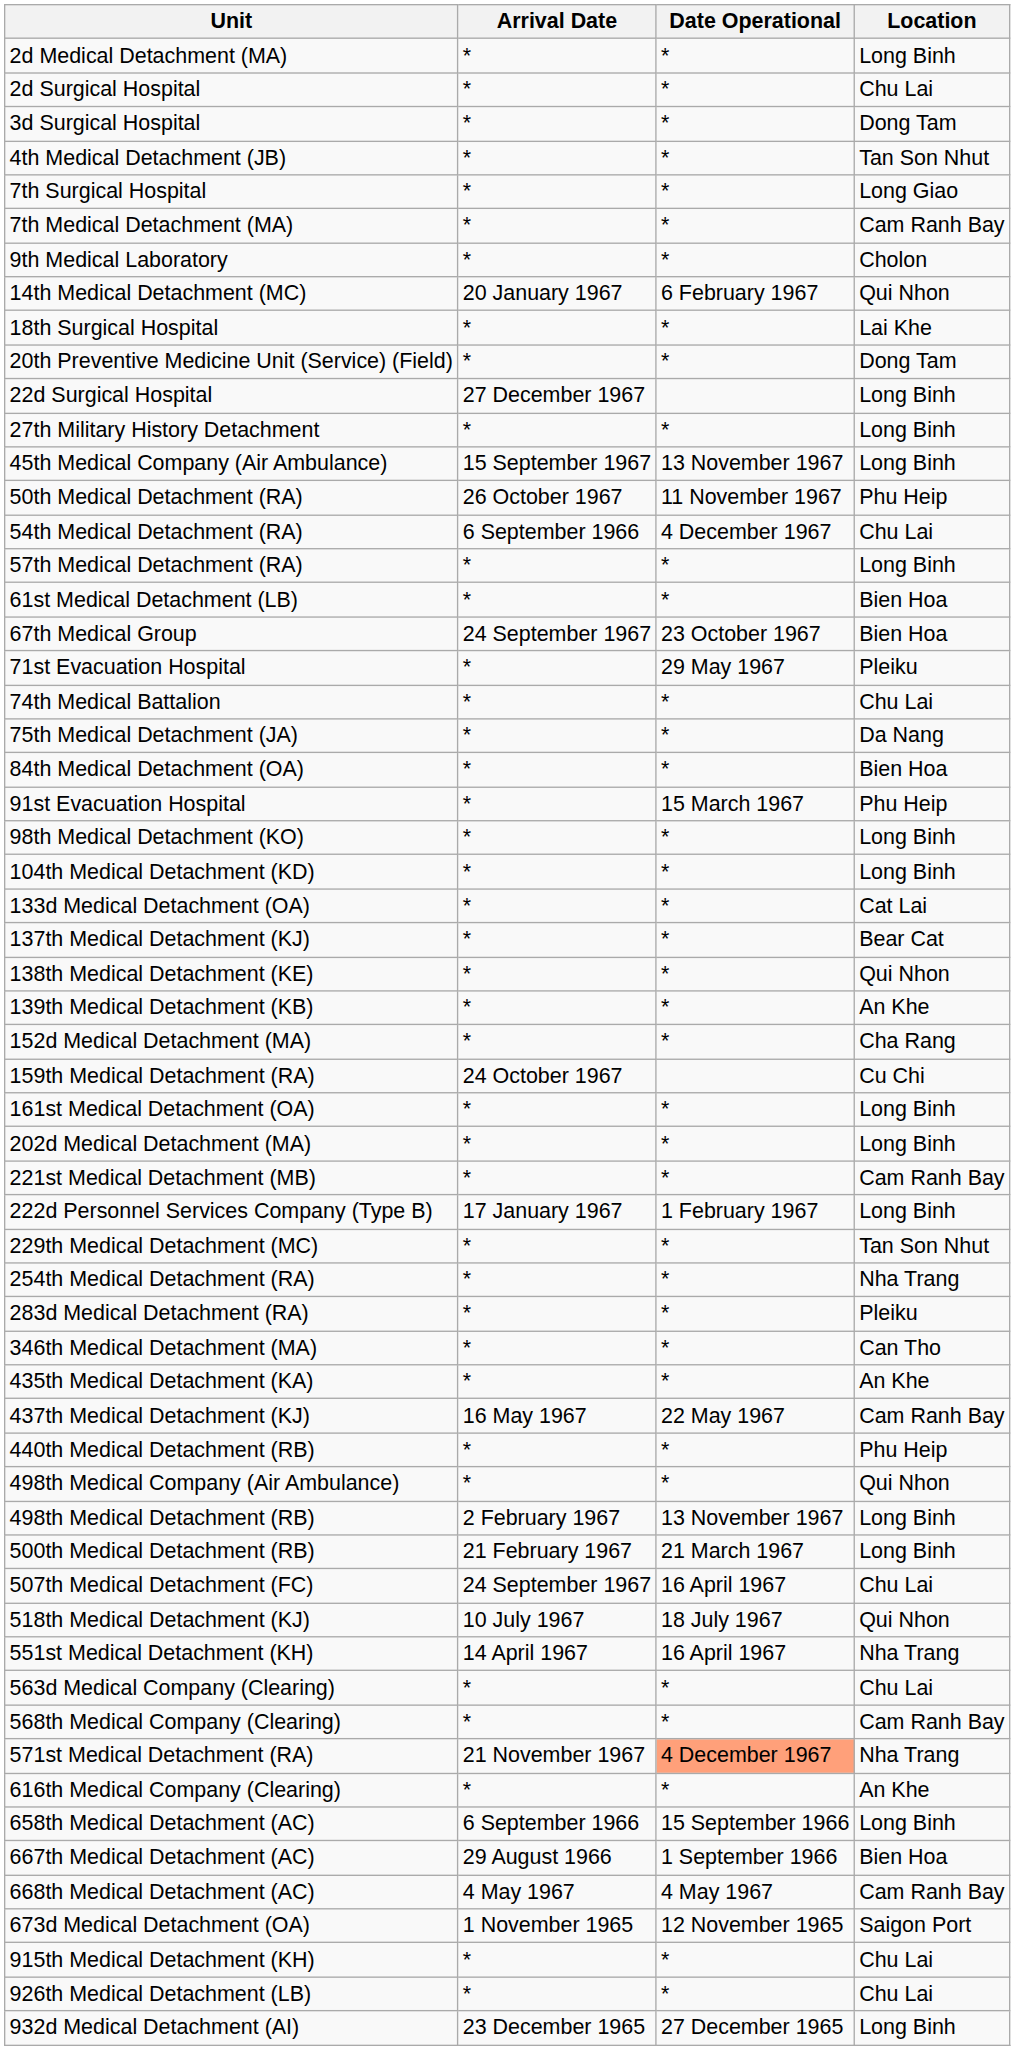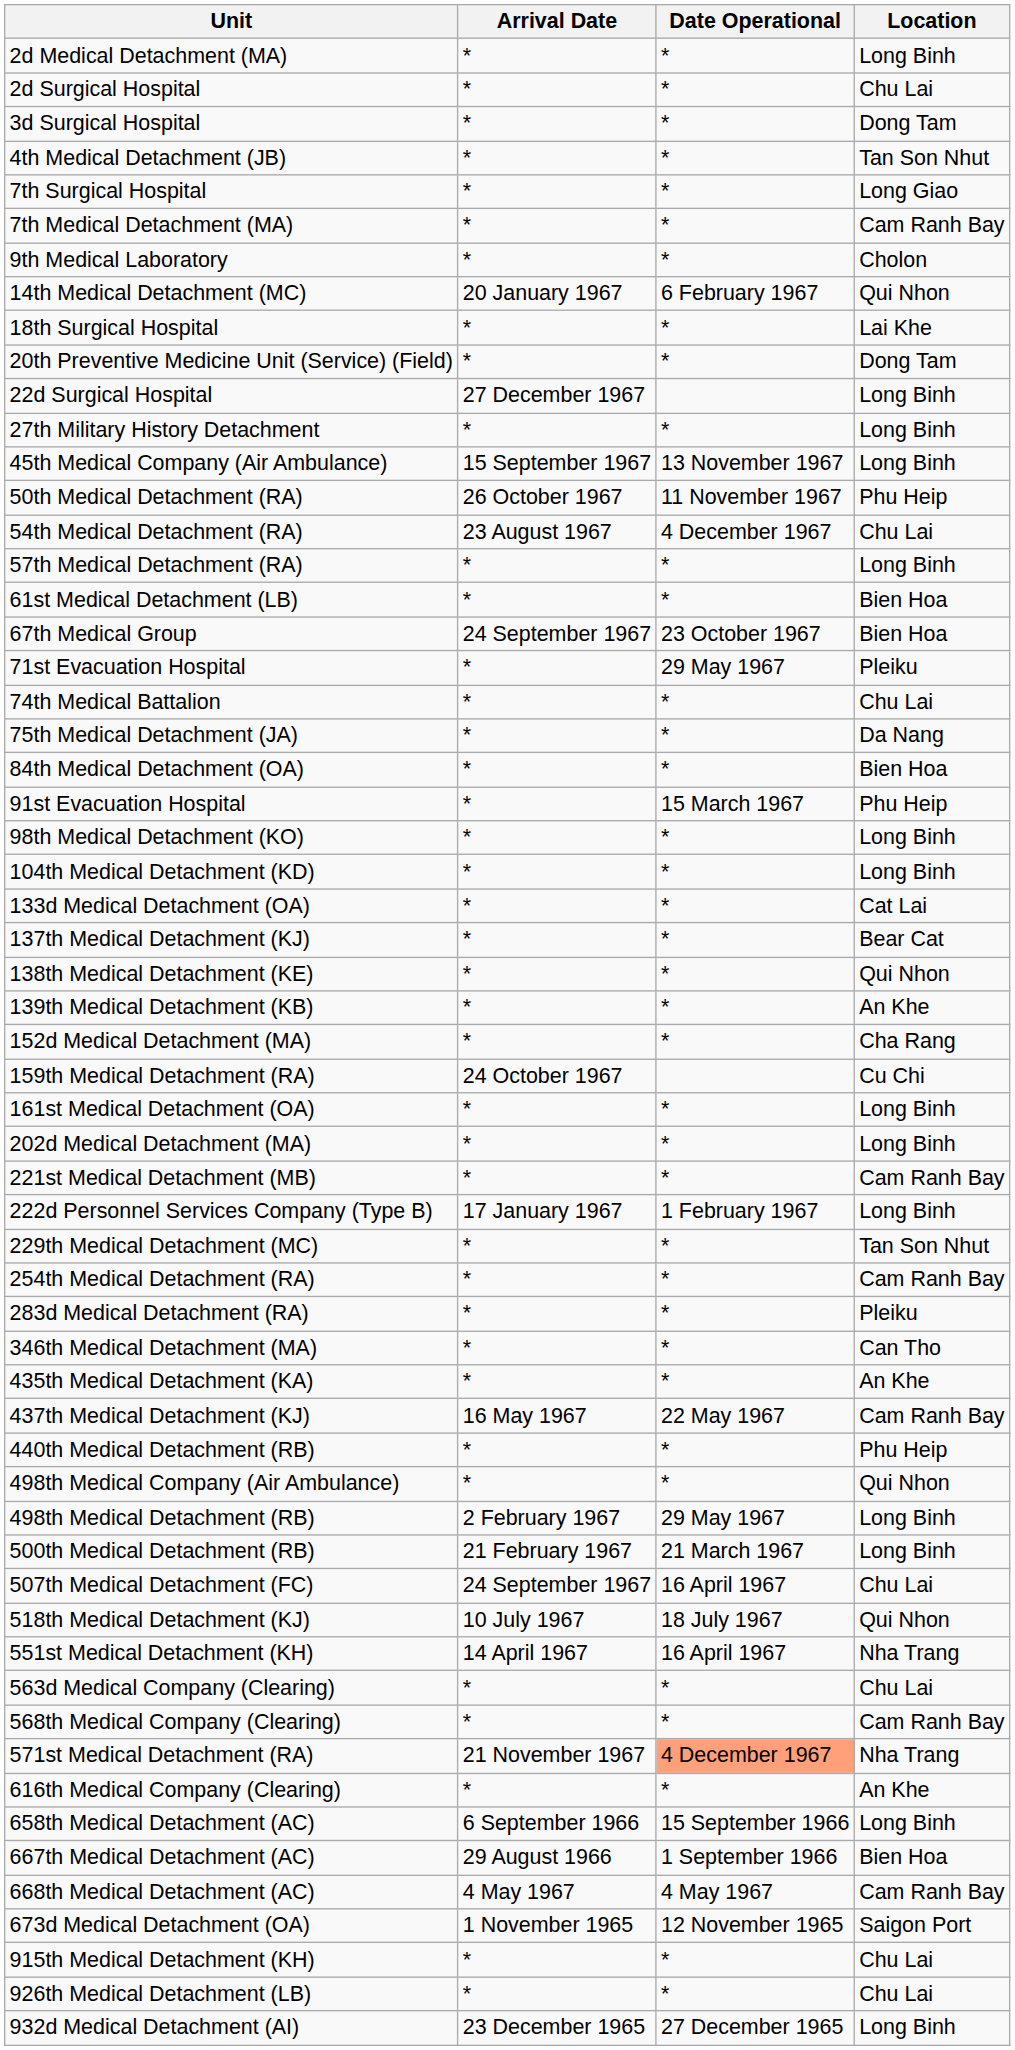(551, 531) 6 September 1966 -> (537, 531) 23 August 1967
(909, 1279) Nha Trang -> (932, 1279) Cam Ranh Bay
(752, 1517) 13 November 1967 -> (723, 1517) 29 May 1967
